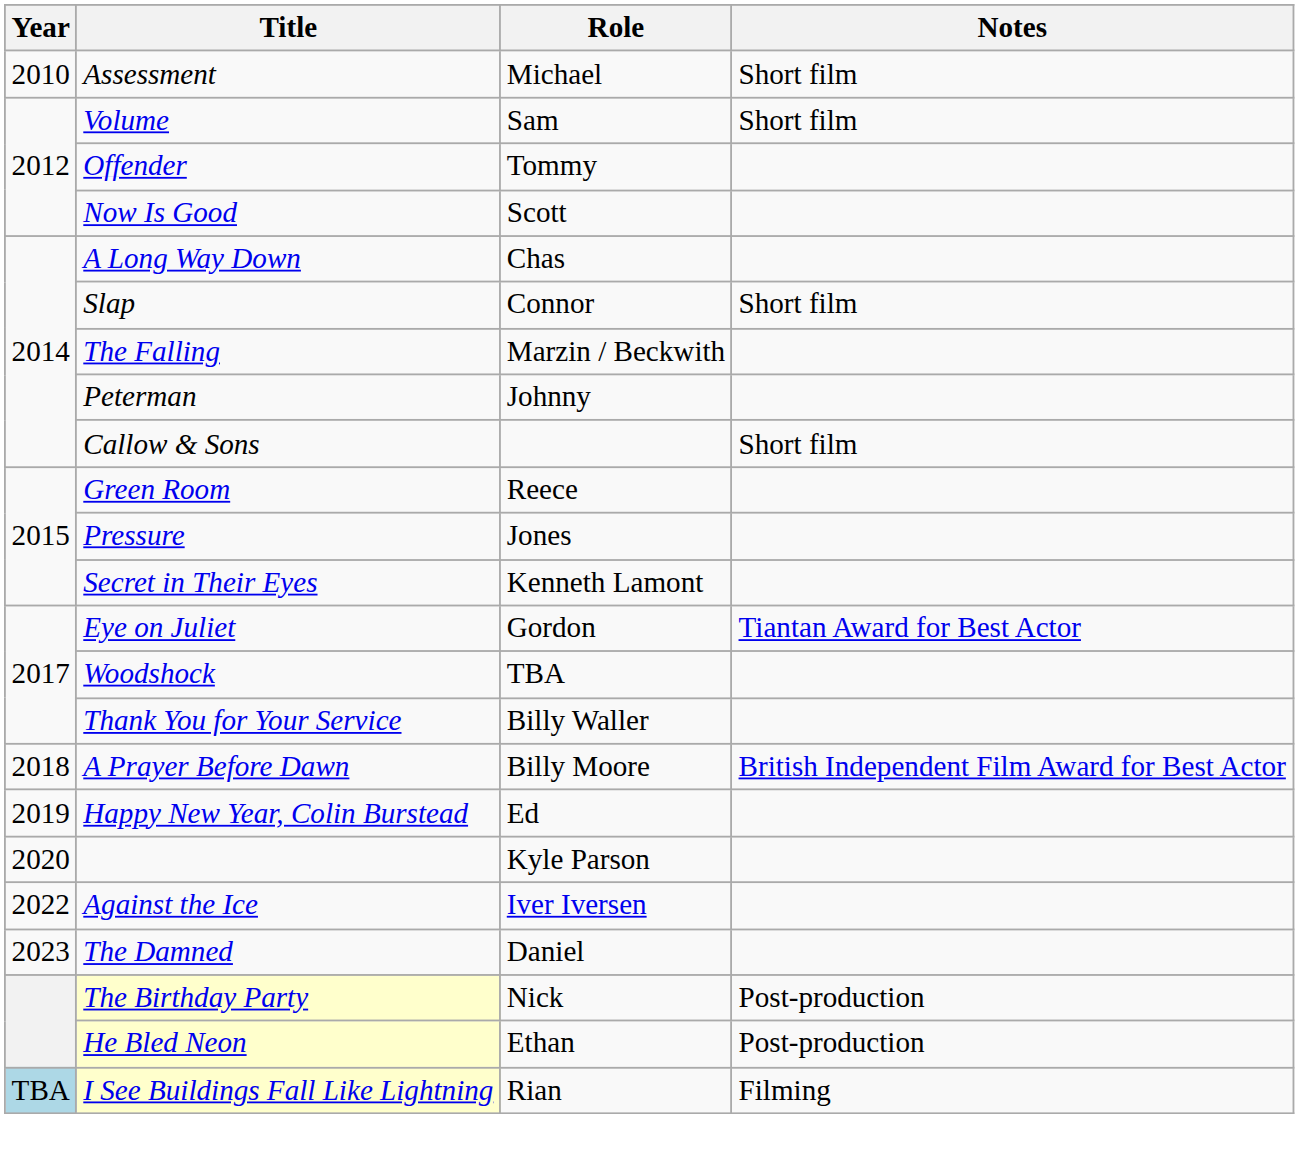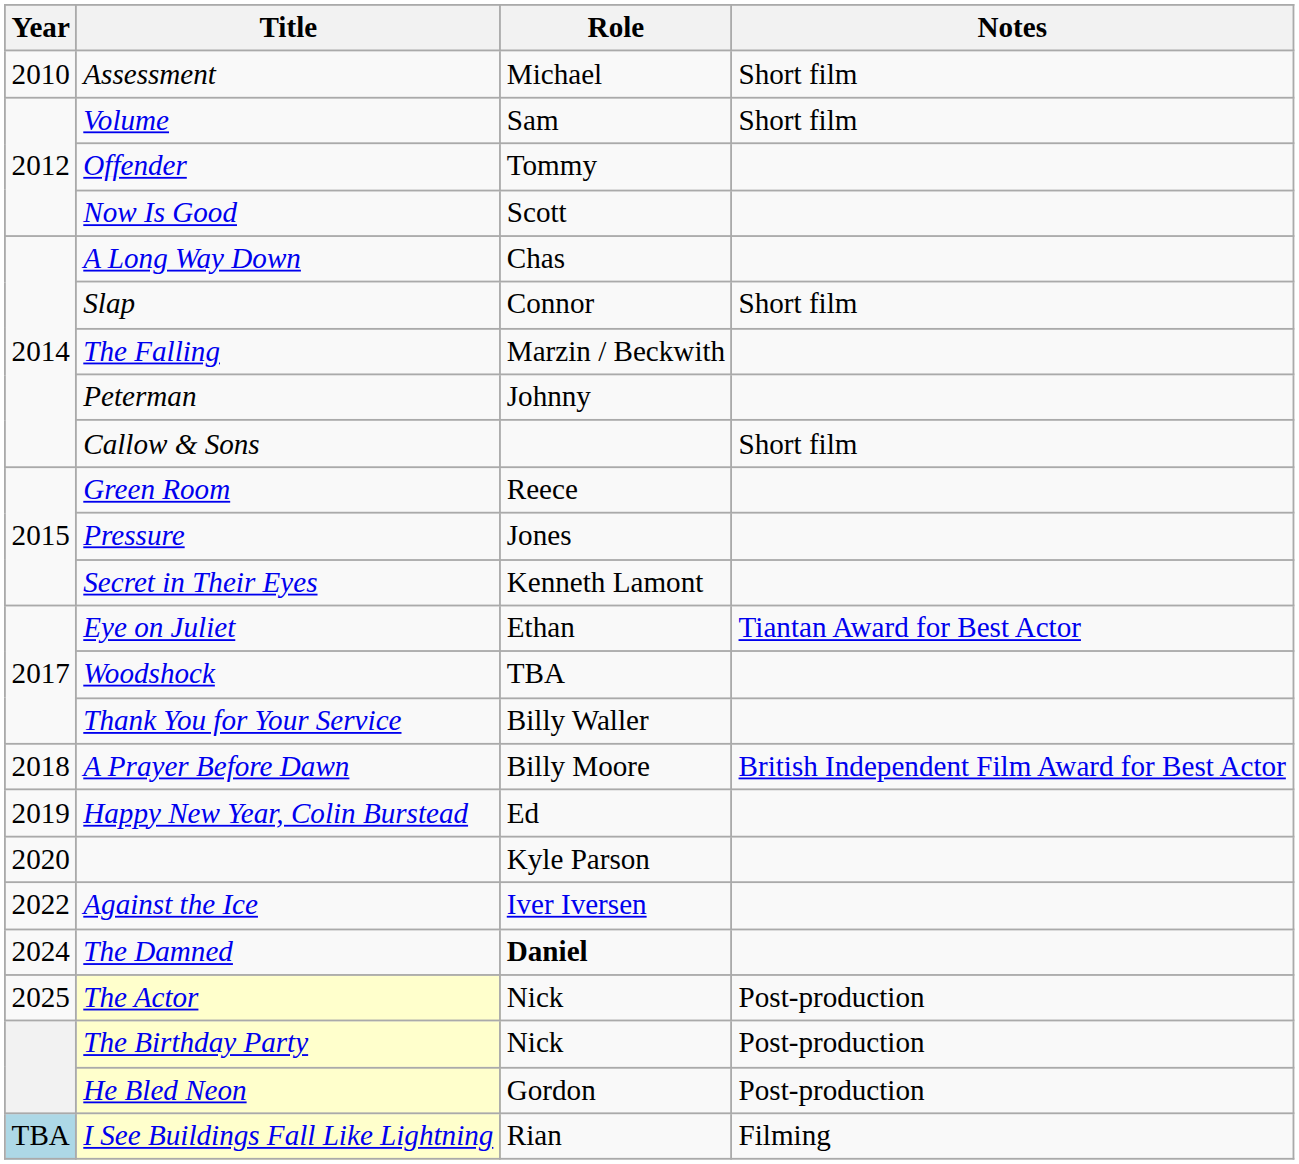(551, 627) Gordon -> (541, 627) Ethan
(41, 951) 2023 -> (41, 951) 2024
(546, 951) normal -> (547, 951) bold
+ row: (141, 997)
(541, 1043) Ethan -> (551, 1089) Gordon
